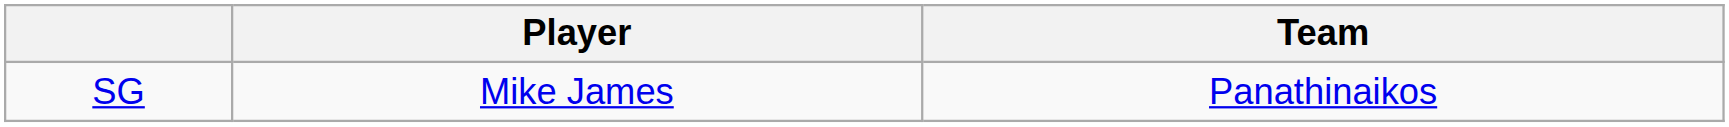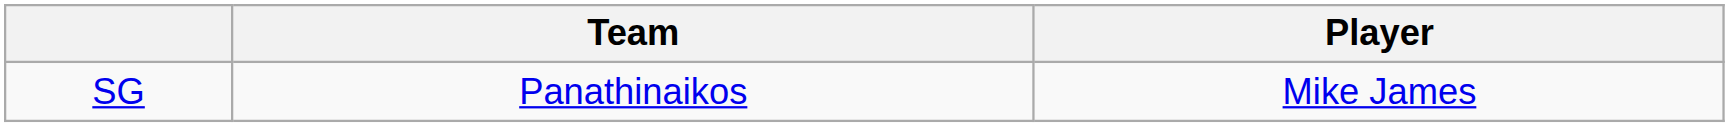columns swapped: (577, 33) <-> (1323, 33)
